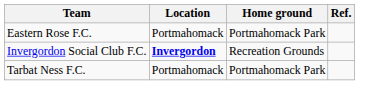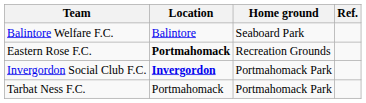+ row: (60, 32)
(188, 32) normal -> (191, 51) bold
(277, 32) Portmahomack Park -> (283, 51) Recreation Grounds
(276, 51) Recreation Grounds -> (284, 70) Portmahomack Park
